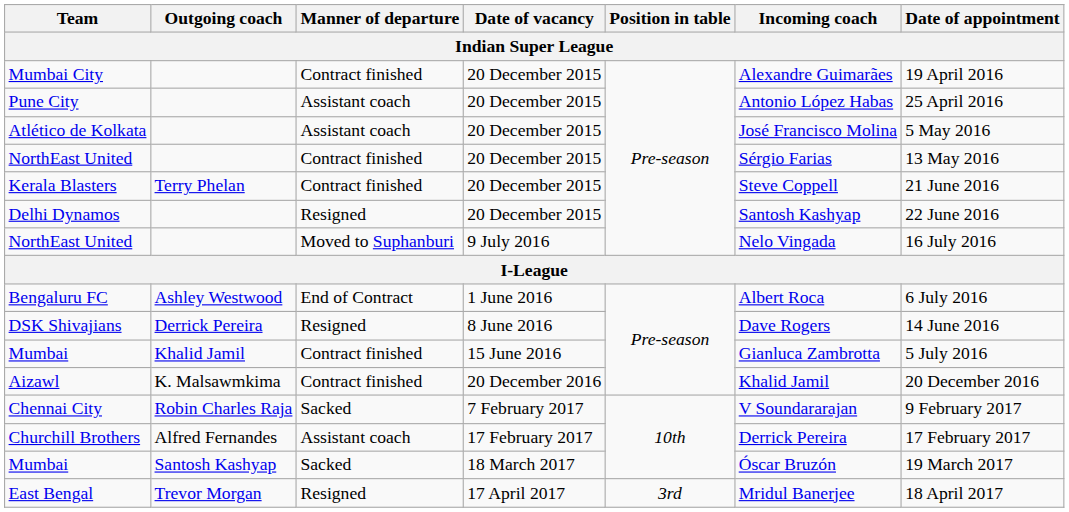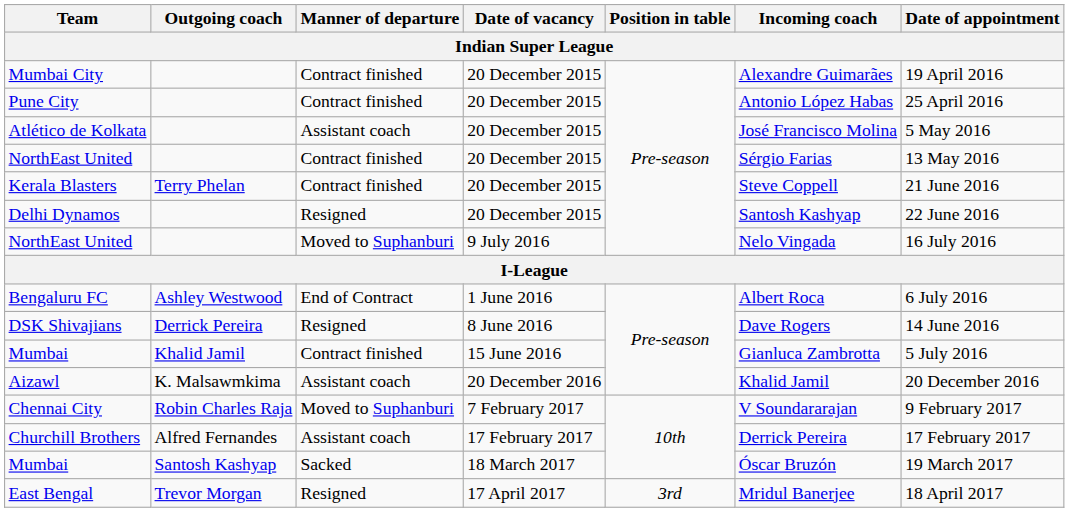(355, 102) Assistant coach -> (361, 102) Contract finished
(361, 381) Contract finished -> (355, 381) Assistant coach
(326, 409) Sacked -> (377, 409) Moved to Suphanburi
